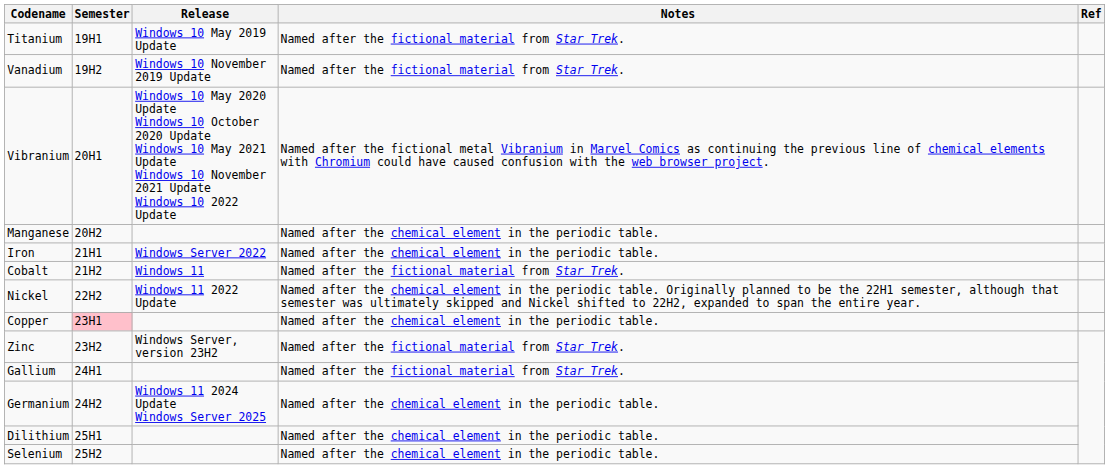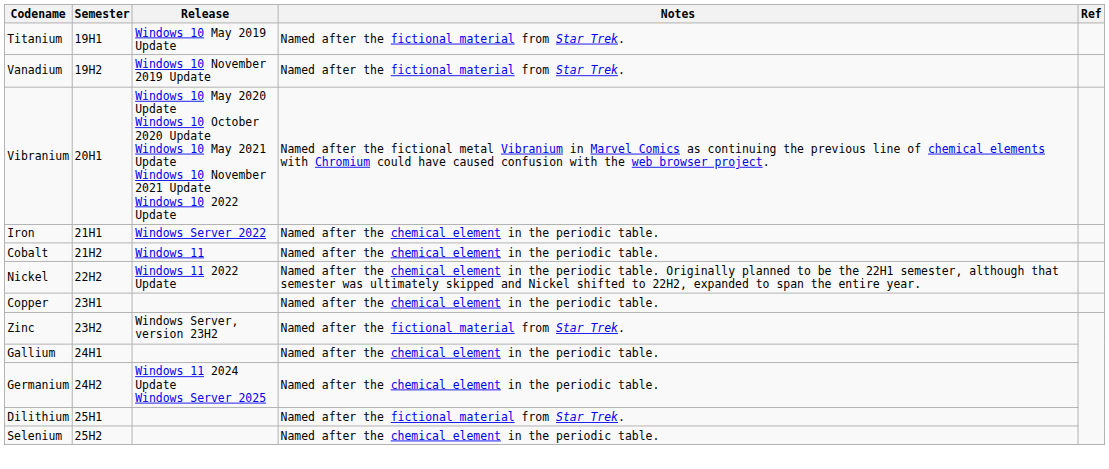- row: (38, 234)
(453, 271) Named after the fictional material from Star Trek. -> (470, 252) Named after the chemical element in the periodic table.
(88, 321) pink background -> (88, 303) no background
(453, 372) Named after the fictional material from Star Trek. -> (470, 353) Named after the chemical element in the periodic table.
(470, 436) Named after the chemical element in the periodic table. -> (453, 417) Named after the fictional material from Star Trek.
